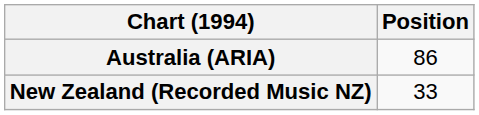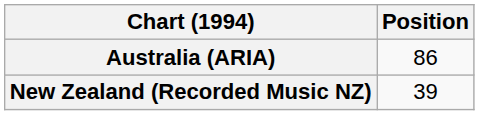(425, 92) 33 -> (425, 92) 39
